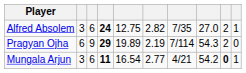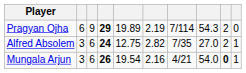rows swapped: (37, 44) <-> (41, 28)
(105, 60) 11 -> (105, 60) 26
(128, 60) 16.54 -> (128, 60) 19.54
(155, 60) 2.77 -> (155, 60) 2.16
(209, 60) 54.2 -> (209, 60) 54.0
